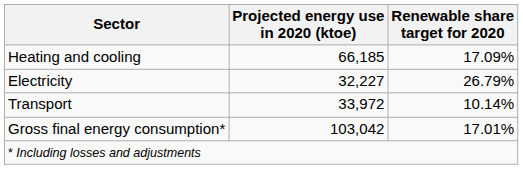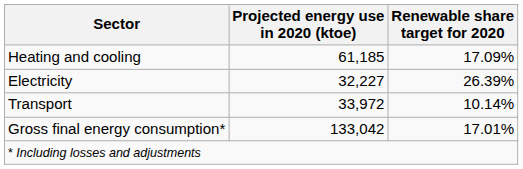(361, 57) 66,185 -> (361, 57) 61,185
(489, 81) 26.79% -> (489, 81) 26.39%
(357, 128) 103,042 -> (357, 128) 133,042
